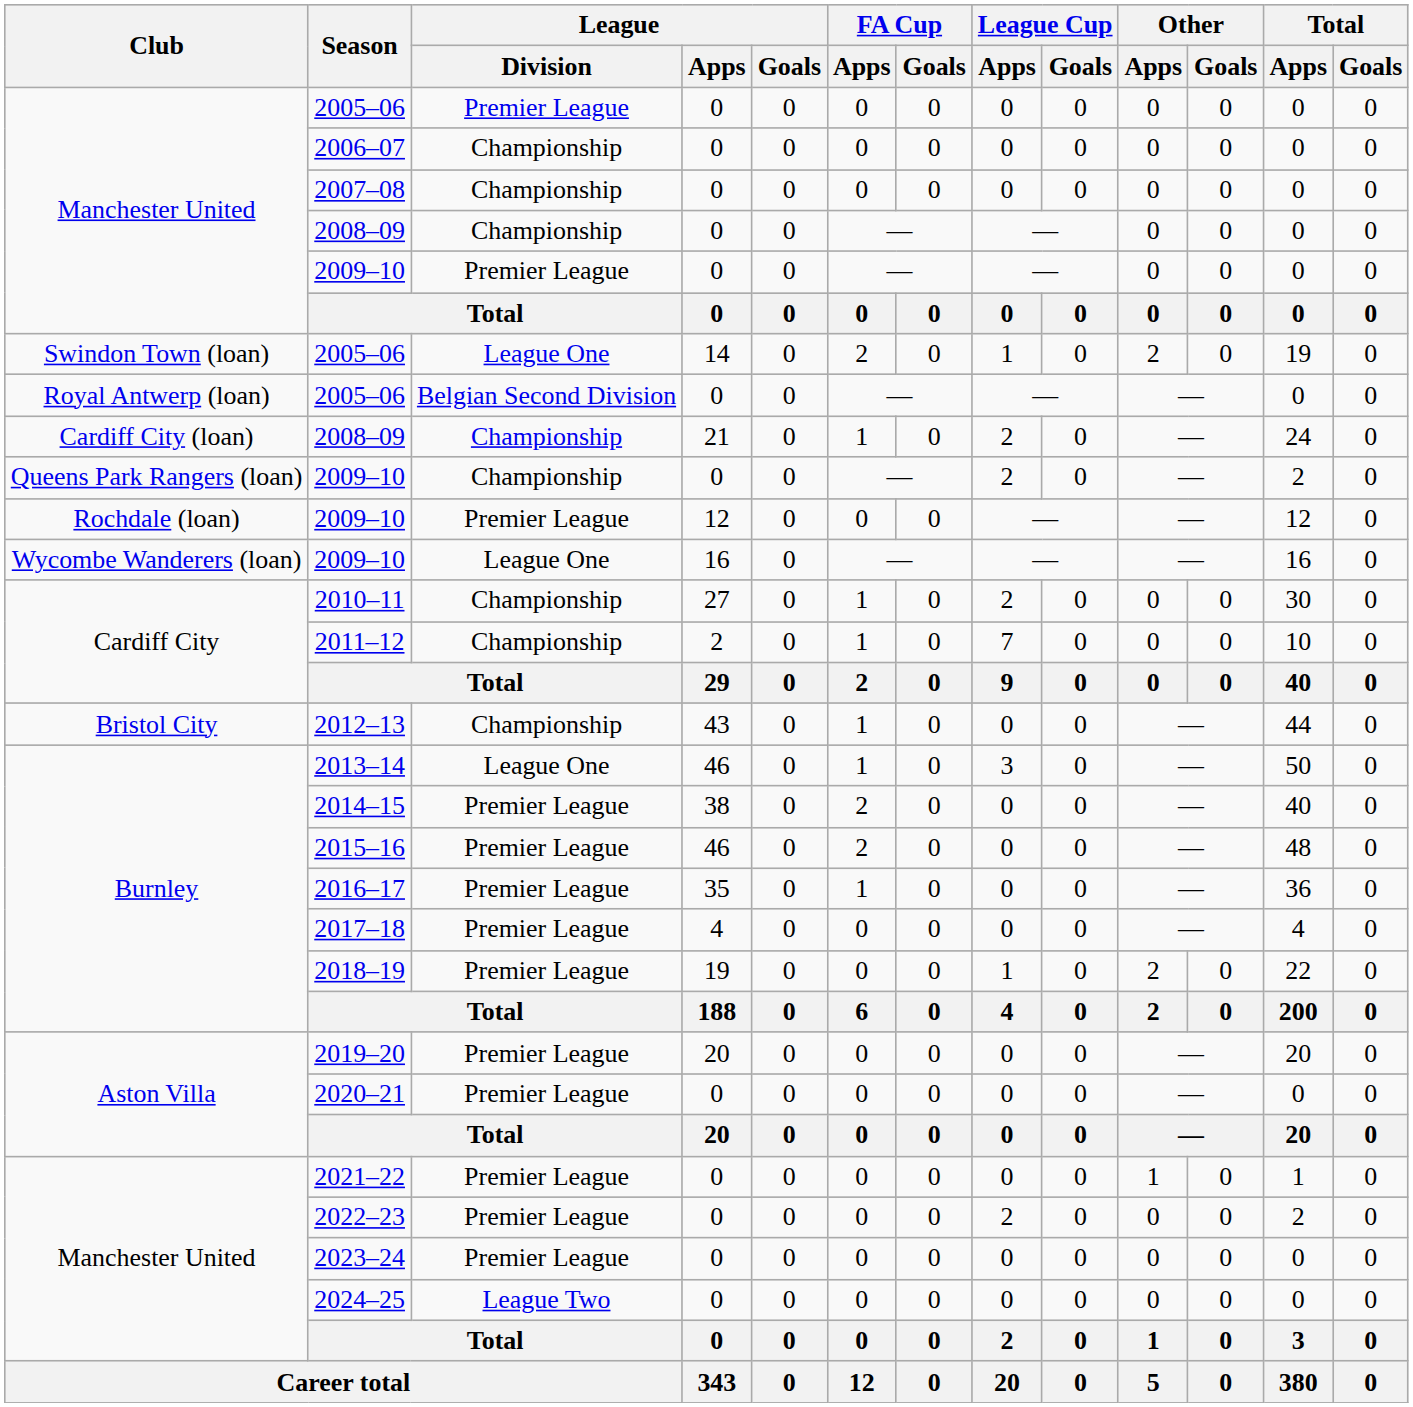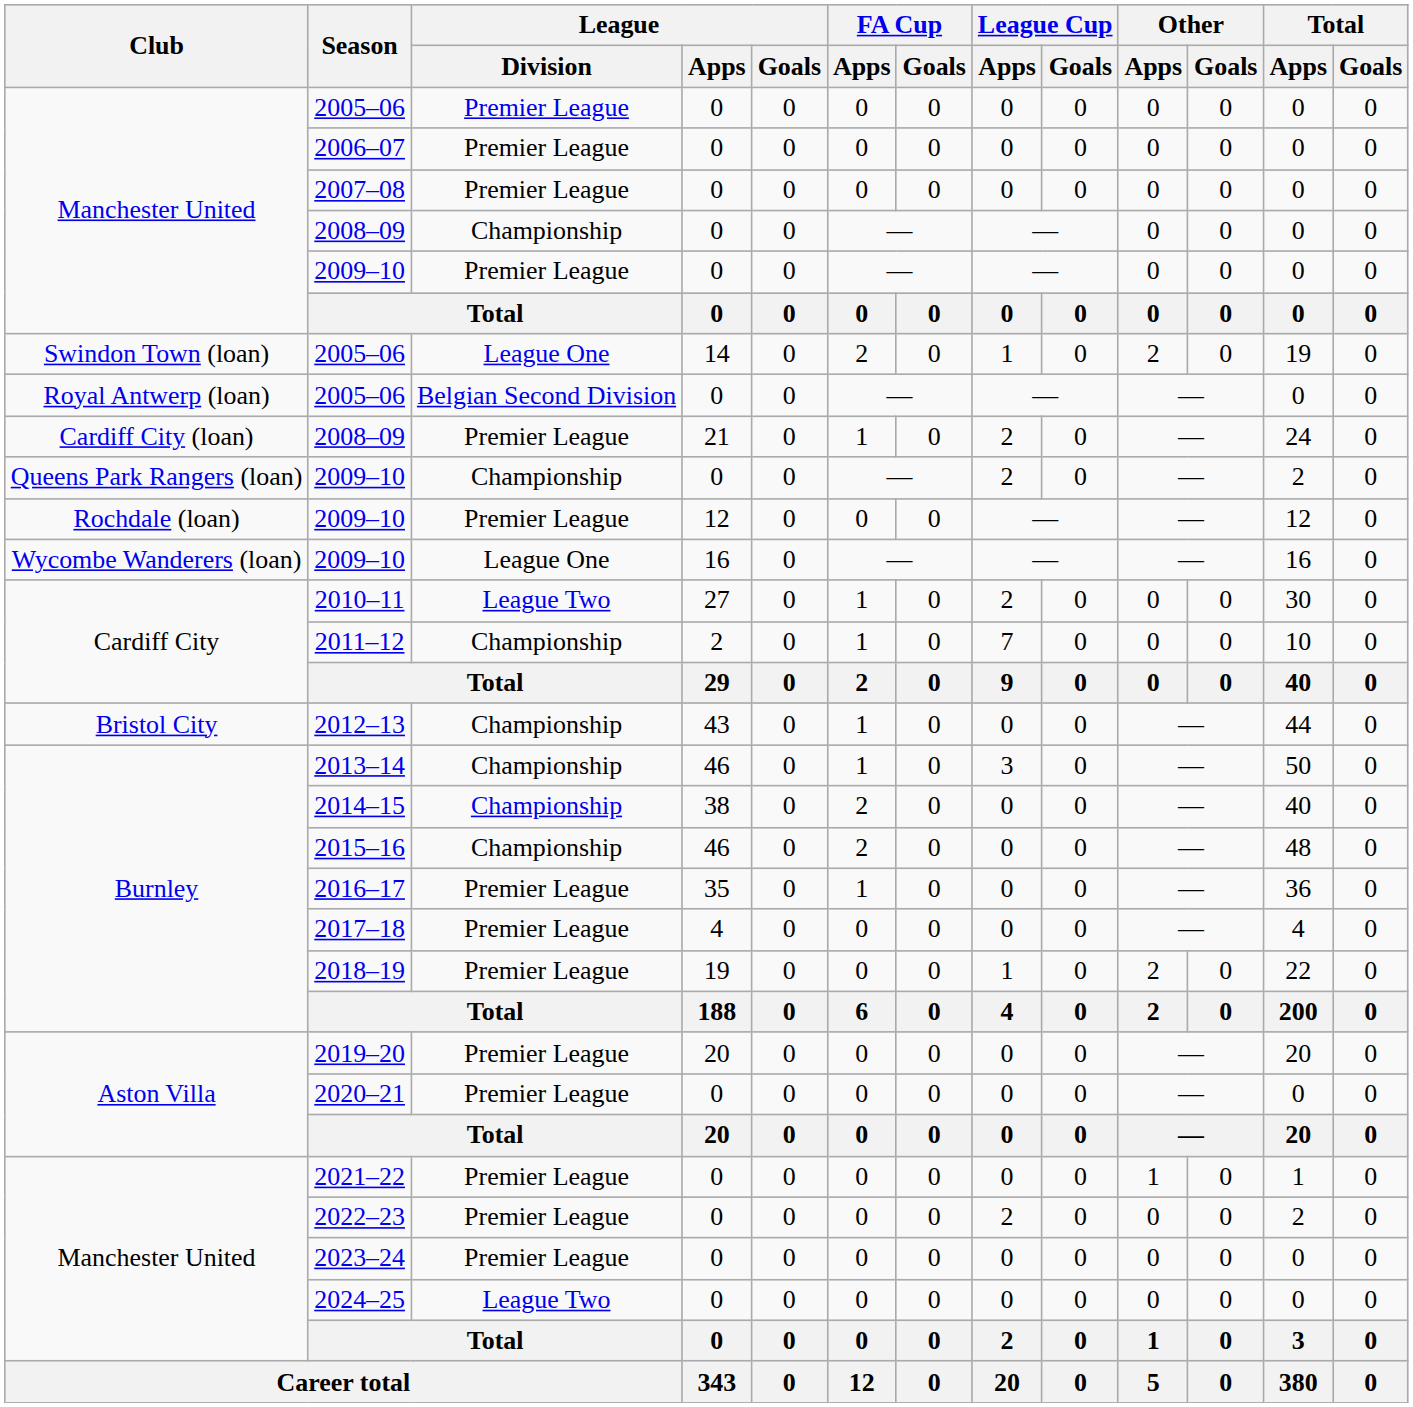(546, 148) Championship -> (547, 148) Premier League
(546, 189) Championship -> (547, 189) Premier League
(546, 436) Championship -> (547, 436) Premier League
(546, 600) Championship -> (546, 600) League Two
(547, 764) League One -> (546, 764) Championship
(547, 806) Premier League -> (546, 806) Championship
(547, 847) Premier League -> (546, 847) Championship
